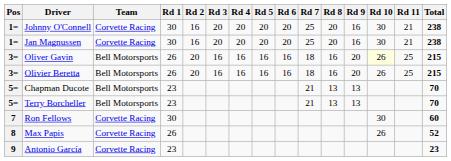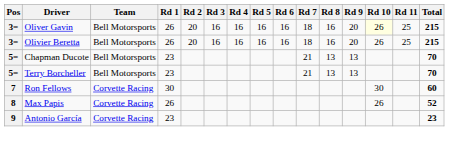- row: (58, 27)
- row: (53, 42)
